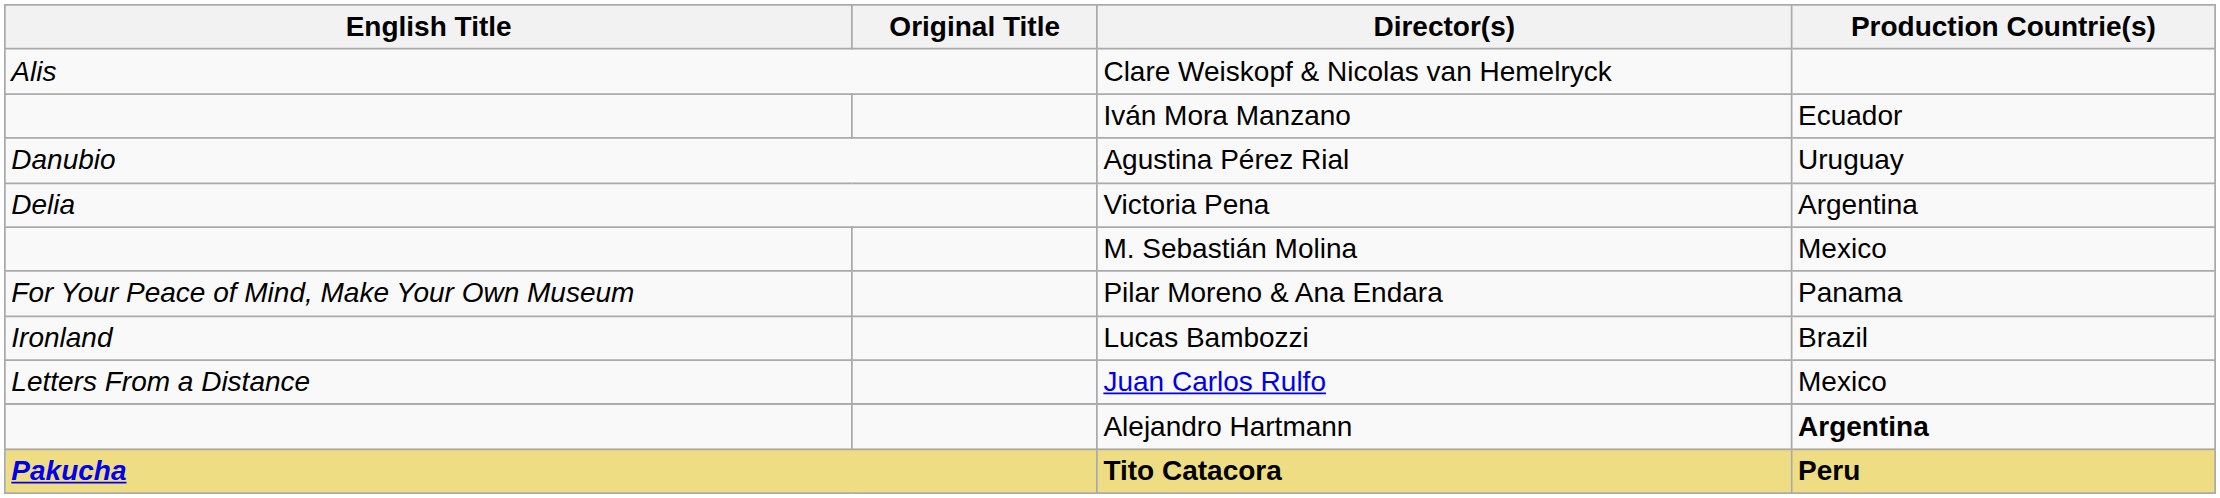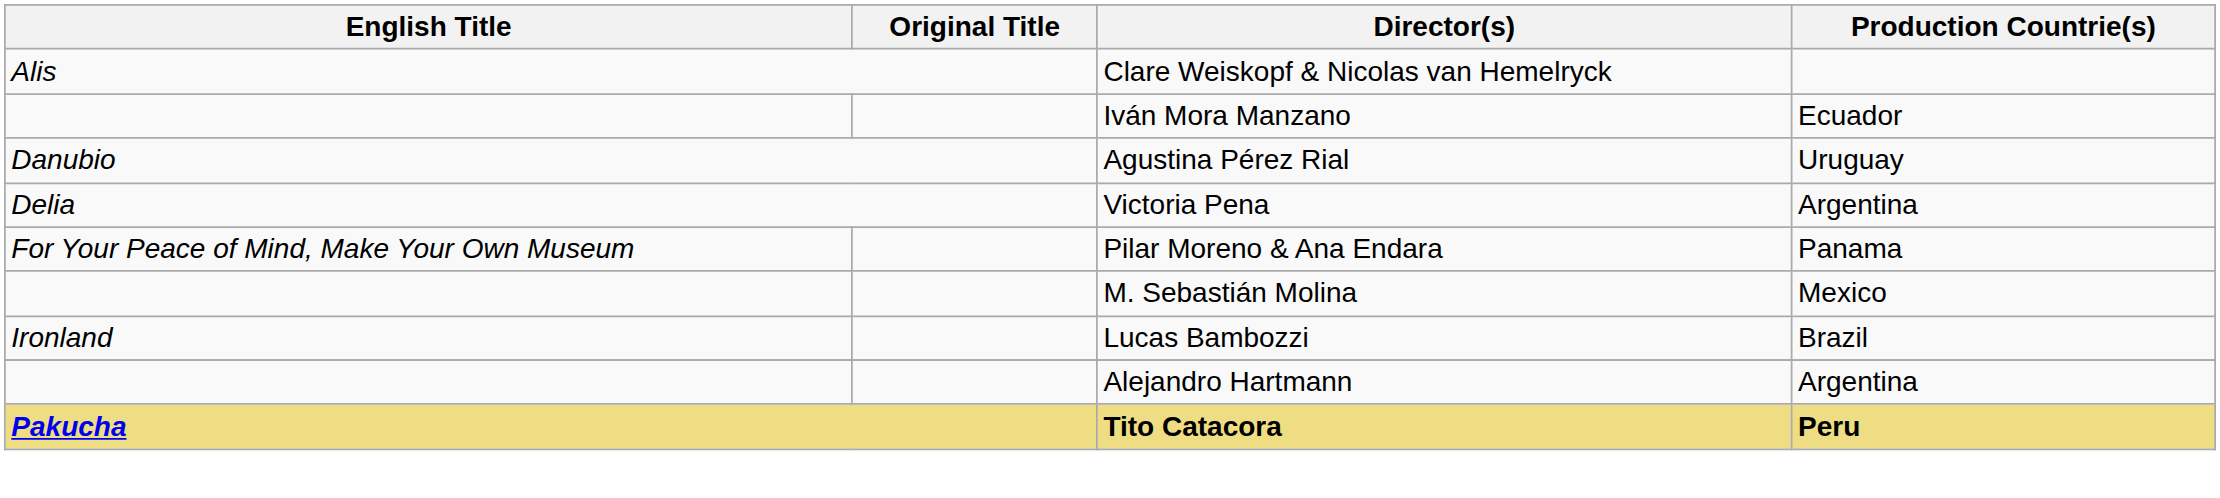rows swapped: (1273, 293) <-> (1230, 248)
- row: (1215, 381)
(1863, 426) bold -> (1858, 381) normal
